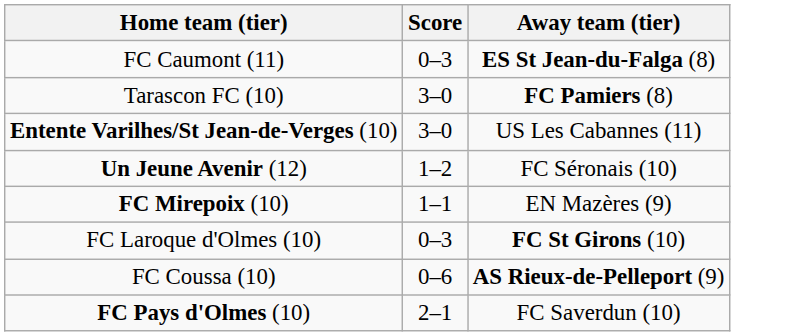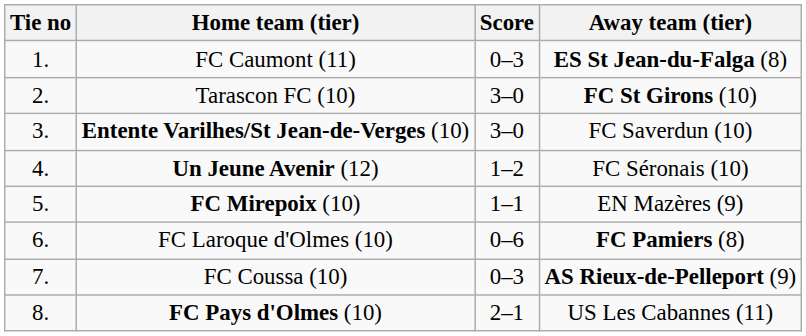+ column: (41, 22)
(599, 95) FC Pamiers (8) -> (670, 95) FC St Girons (10)
(599, 131) US Les Cabannes (11) -> (670, 131) FC Saverdun (10)
(435, 240) 0–3 -> (507, 240) 0–6
(599, 240) FC St Girons (10) -> (670, 240) FC Pamiers (8)
(435, 276) 0–6 -> (507, 276) 0–3
(599, 312) FC Saverdun (10) -> (670, 312) US Les Cabannes (11)
